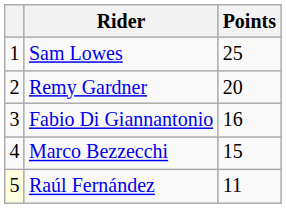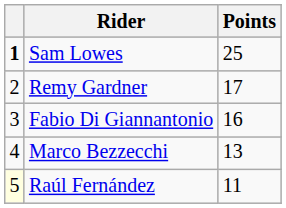(14, 53) normal -> (14, 53) bold
(233, 86) 20 -> (233, 86) 17
(233, 152) 15 -> (233, 152) 13
